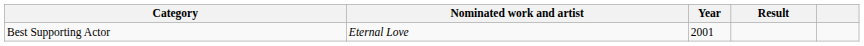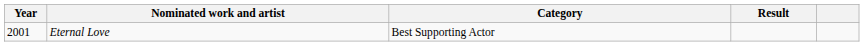columns swapped: (709, 13) <-> (175, 13)
